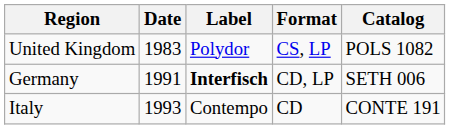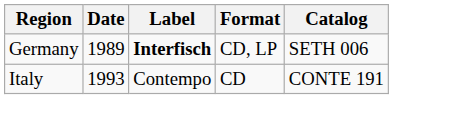- row: (72, 49)
(163, 78) 1991 -> (106, 49) 1989
